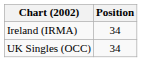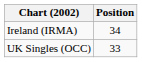(115, 48) 34 -> (115, 48) 33
